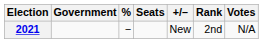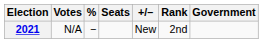columns swapped: (241, 13) <-> (85, 13)
